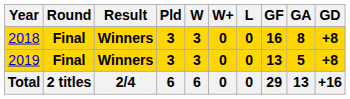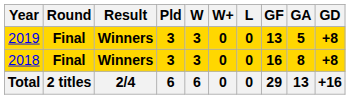rows swapped: (24, 37) <-> (24, 60)
